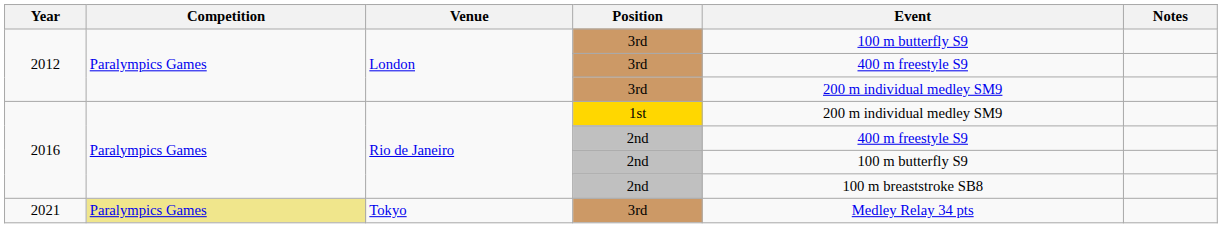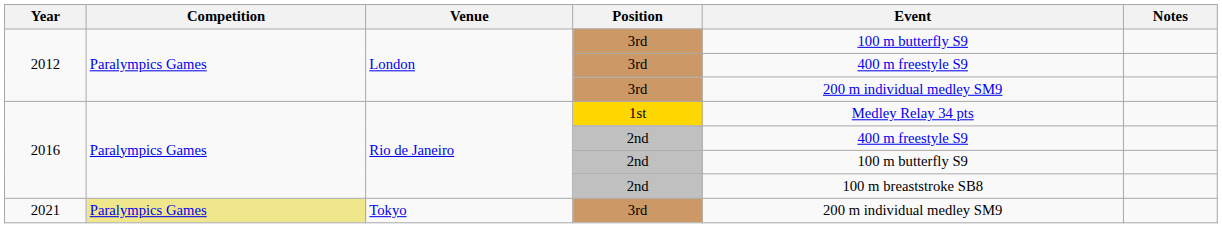(913, 113) 200 m individual medley SM9 -> (913, 113) Medley Relay 34 pts
(913, 210) Medley Relay 34 pts -> (913, 210) 200 m individual medley SM9
